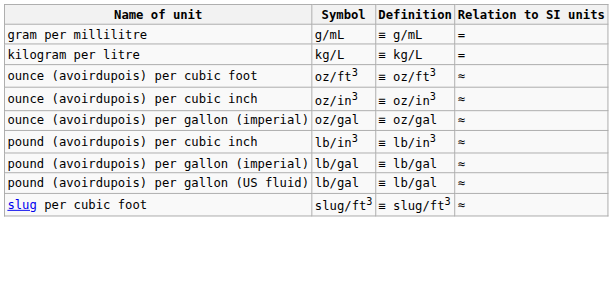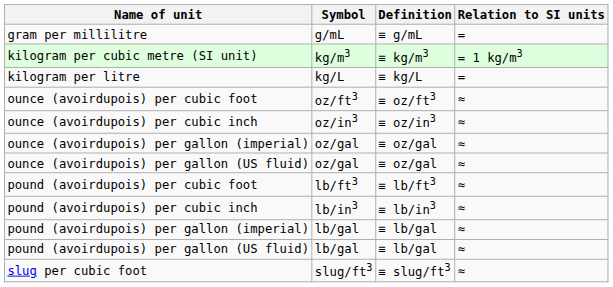+ row: (132, 56)
+ row: (158, 163)
+ row: (132, 185)
